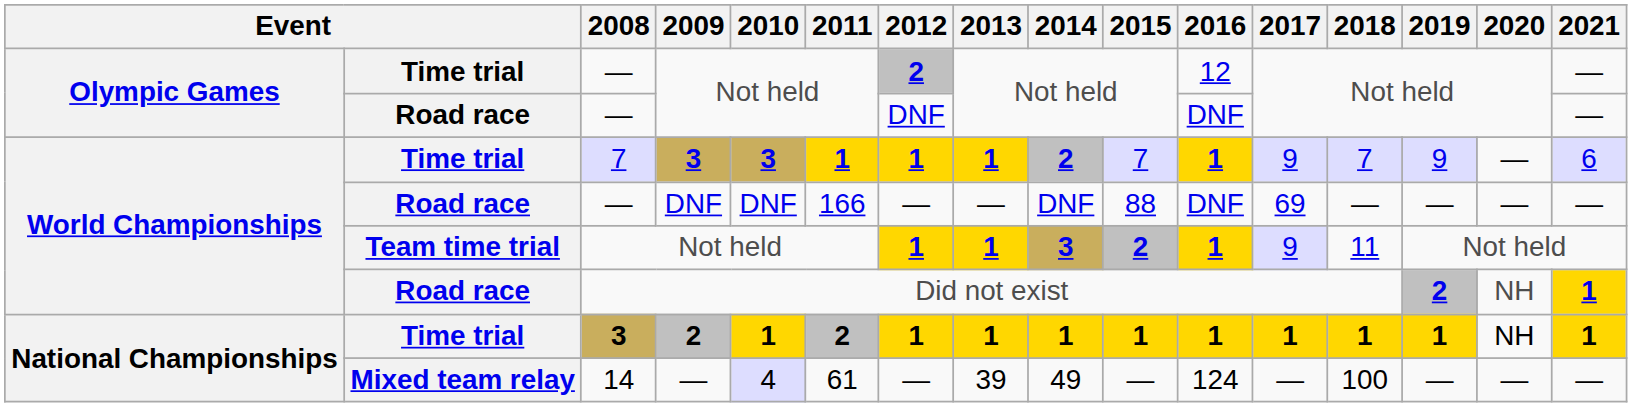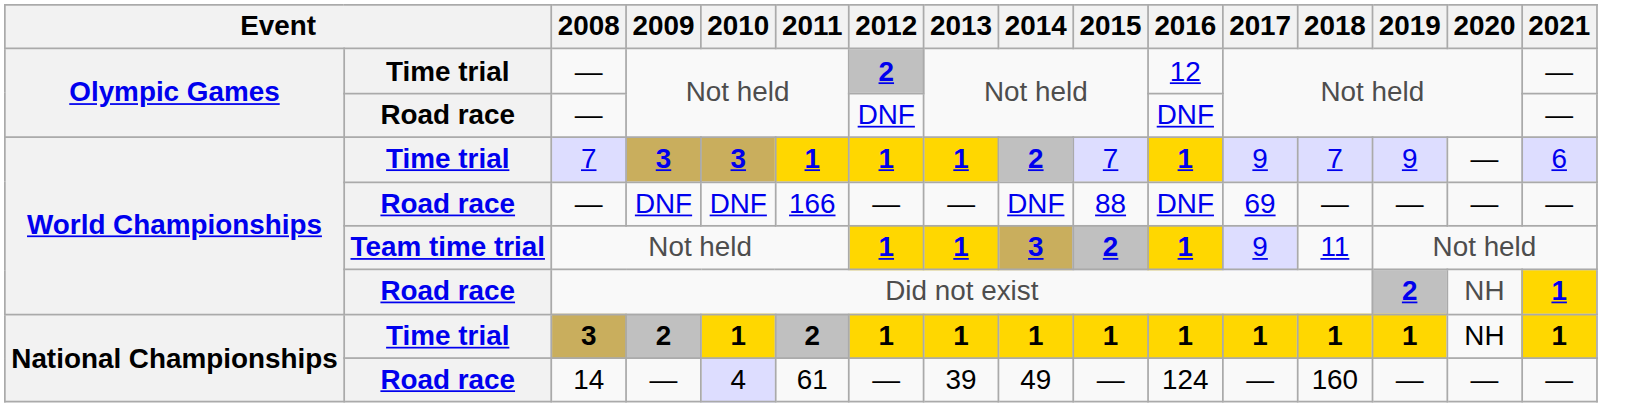(463, 379) Mixed team relay -> (448, 379) Road race
(1365, 379) 100 -> (1335, 379) 160
